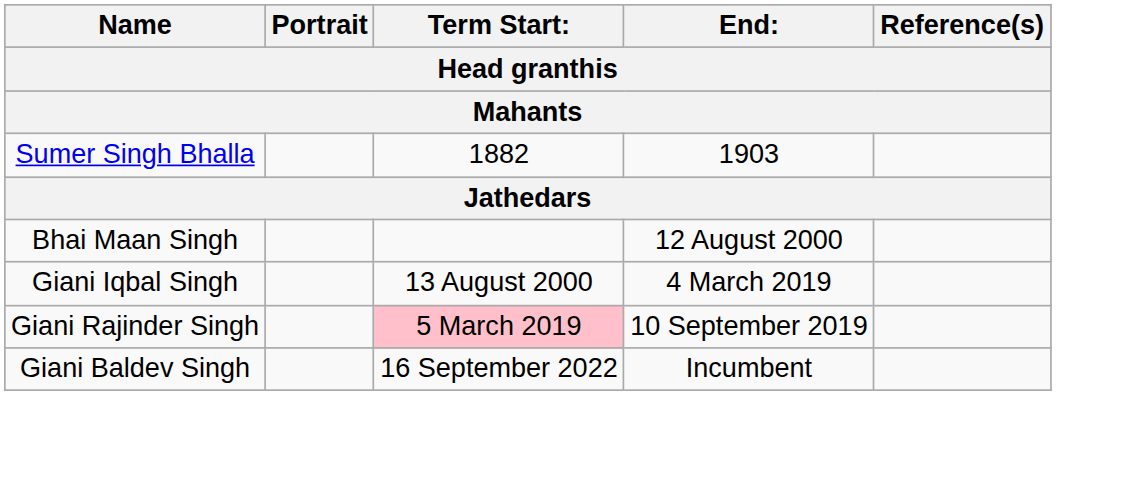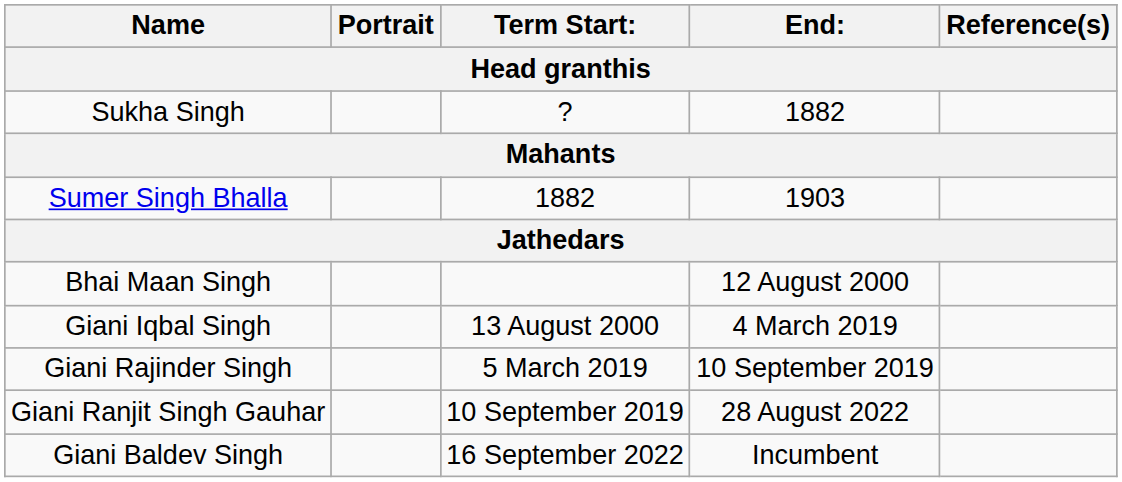+ row: (168, 111)
(499, 326) pink background -> (565, 369) no background
+ row: (168, 411)
